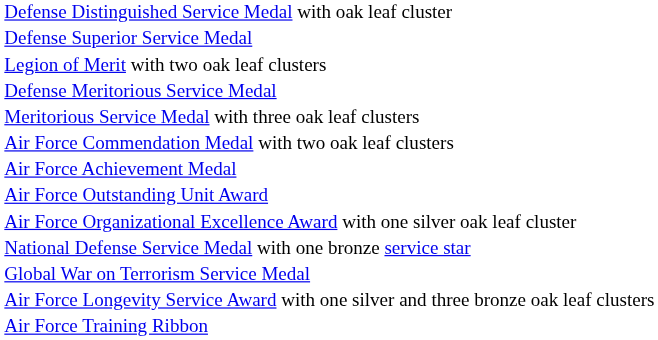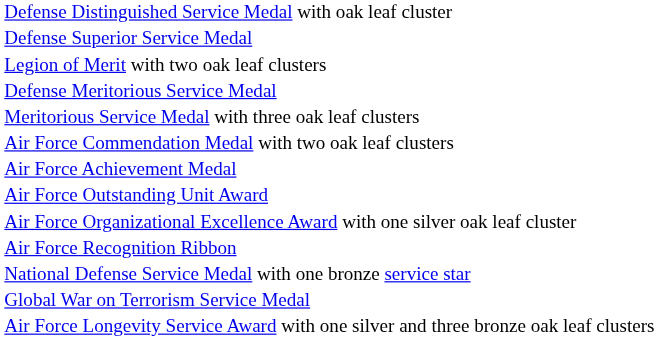+ row: (120, 247)
- row: (106, 326)
